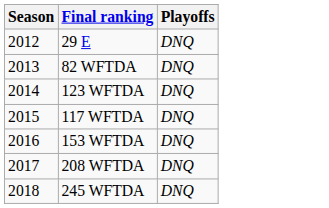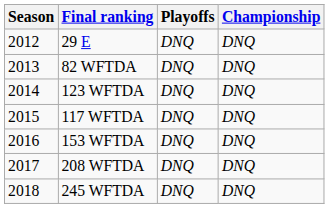+ column: (271, 16)
